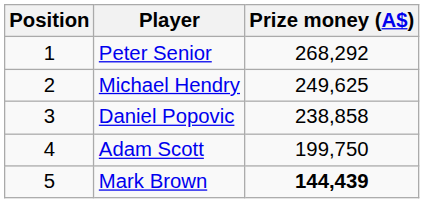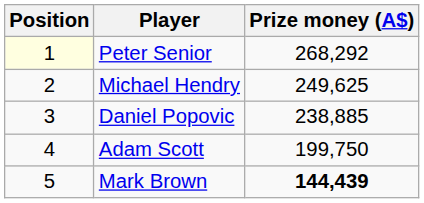(49, 52) no background -> (49, 52) lightyellow background
(332, 117) 238,858 -> (332, 117) 238,885
